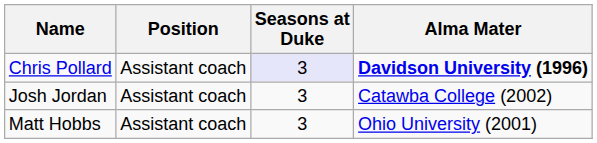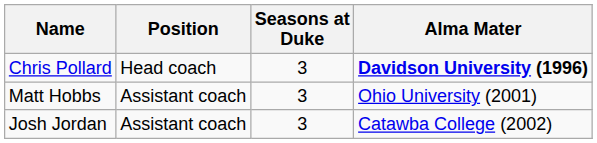(183, 68) Assistant coach -> (168, 68) Head coach
(302, 68) lavender background -> (302, 68) no background
rows swapped: (58, 96) <-> (55, 125)
